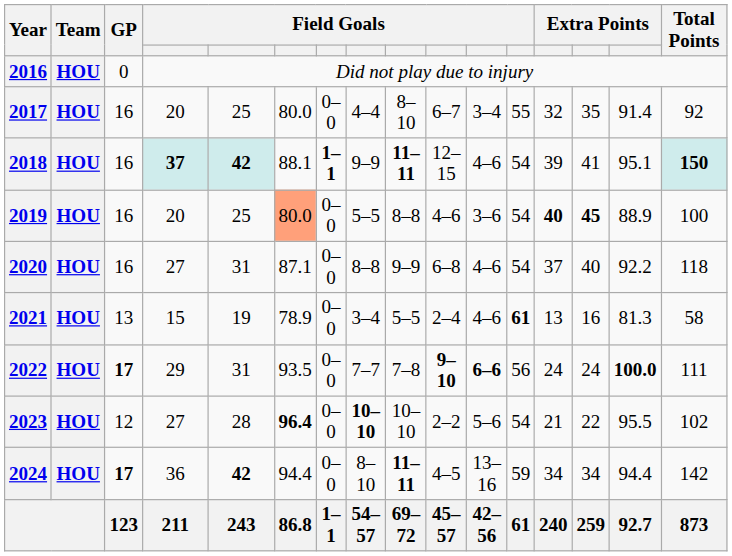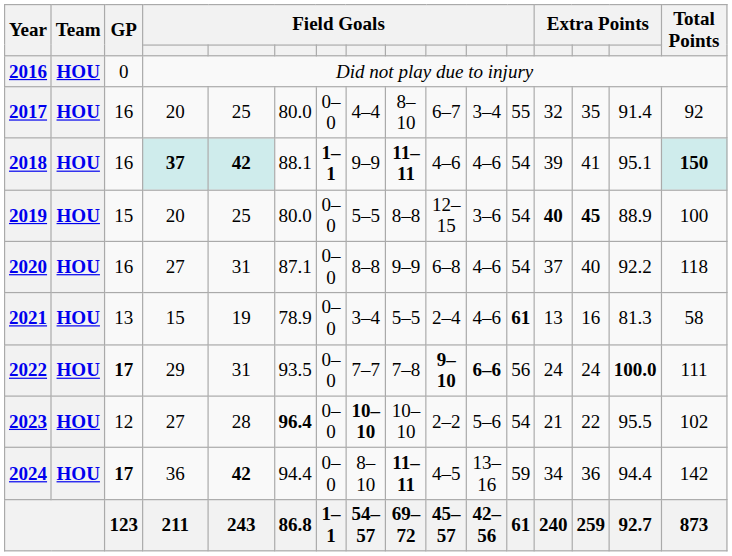(446, 163) 12–15 -> (446, 163) 4–6
(124, 215) 16 -> (124, 215) 15
(295, 215) lightsalmon background -> (295, 215) no background
(446, 215) 4–6 -> (446, 215) 12–15
(591, 473) 34 -> (591, 473) 36
